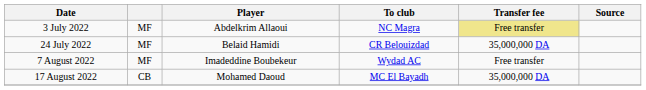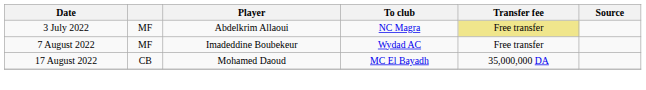- row: (66, 44)
